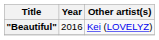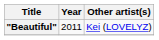(72, 27) 2016 -> (71, 27) 2011
